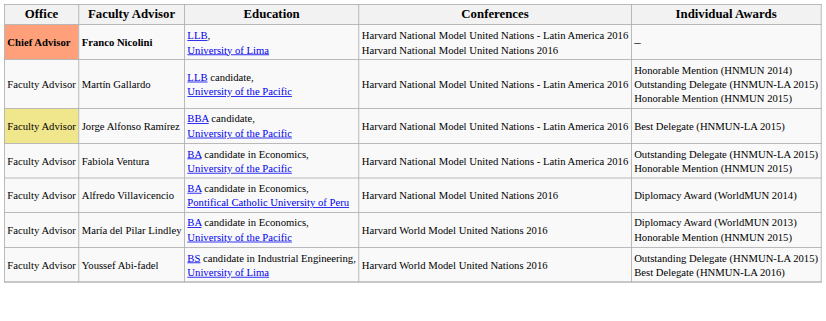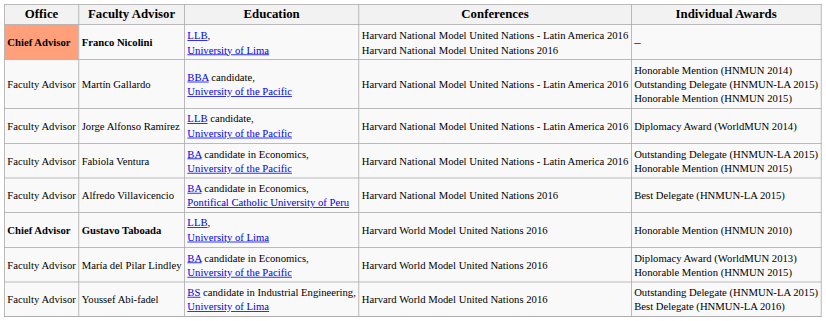(240, 84) LLB candidate, University of the Pacific -> (240, 84) BBA candidate, University of the Pacific
(42, 126) khaki background -> (42, 126) no background
(240, 126) BBA candidate, University of the Pacific -> (240, 126) LLB candidate, University of the Pacific
(710, 126) Best Delegate (HNMUN-LA 2015) -> (715, 126) Diplomacy Award (WorldMUN 2014)
(715, 196) Diplomacy Award (WorldMUN 2014) -> (710, 196) Best Delegate (HNMUN-LA 2015)
+ row: (122, 230)
